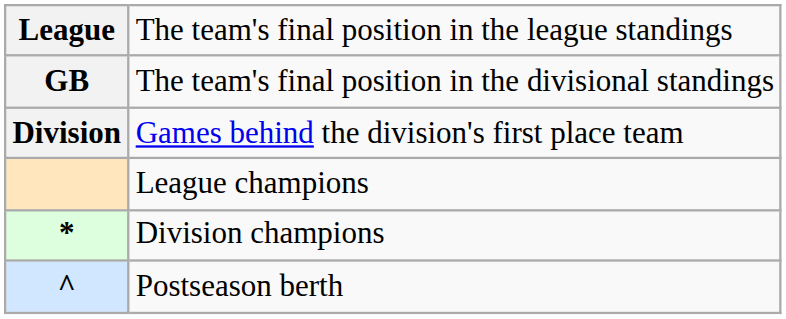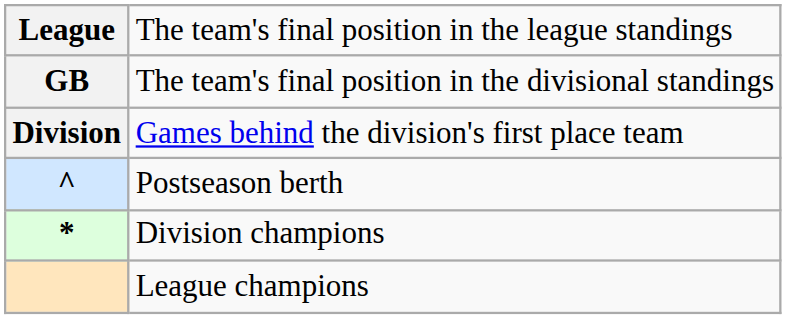rows swapped: (252, 183) <-> (239, 285)
